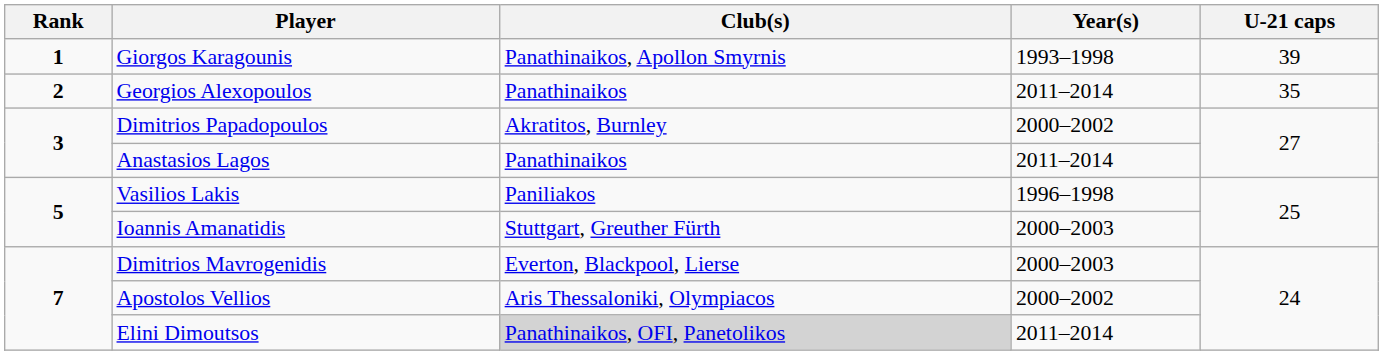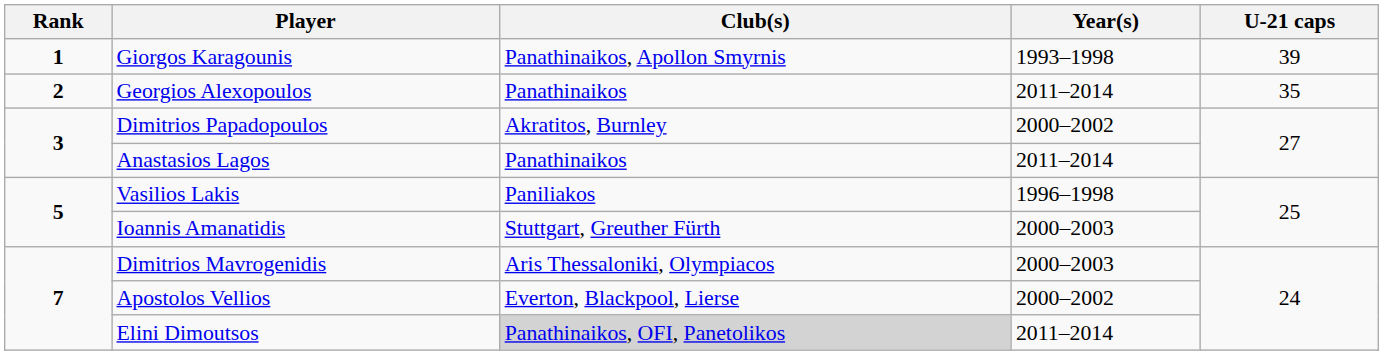(622, 263) Everton, Blackpool, Lierse -> (640, 263) Aris Thessaloniki, Olympiacos
(640, 297) Aris Thessaloniki, Olympiacos -> (622, 297) Everton, Blackpool, Lierse
